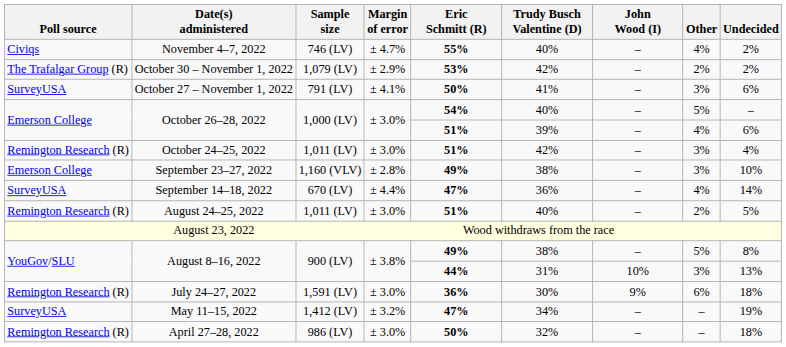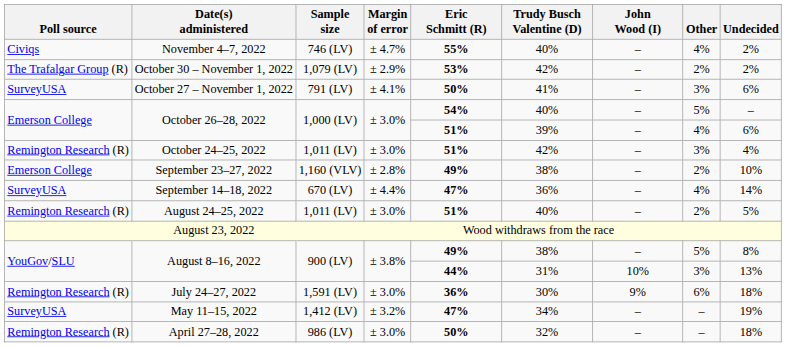(702, 170) 3% -> (702, 170) 2%
